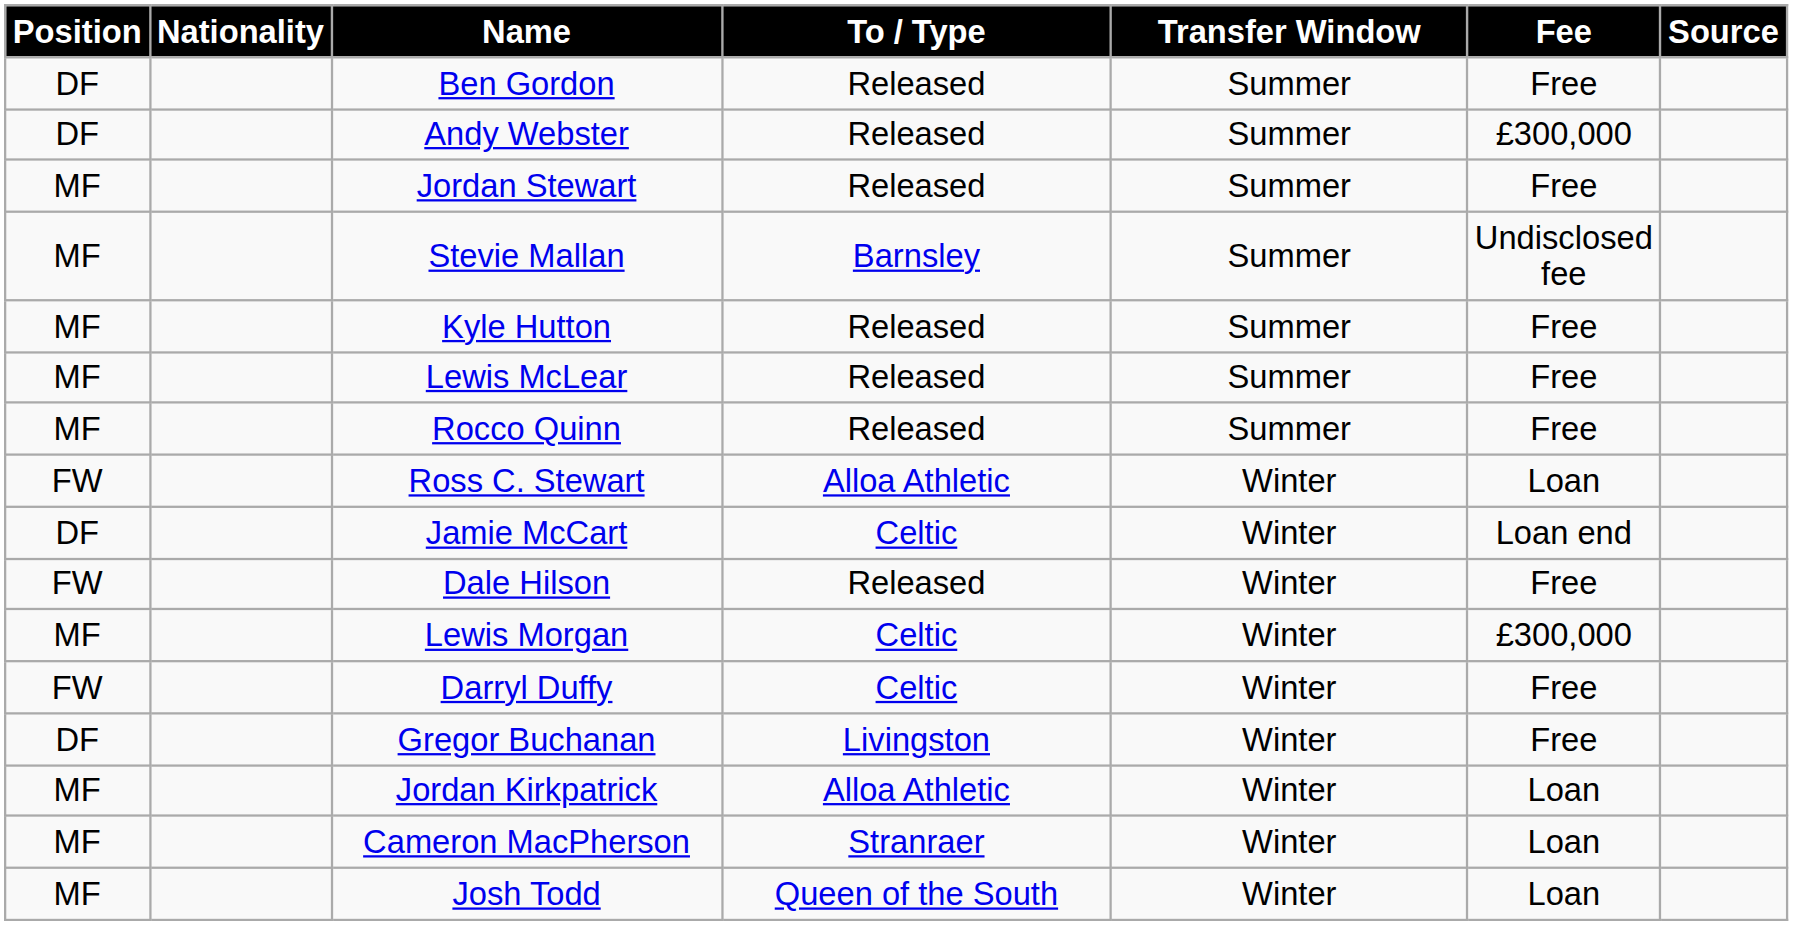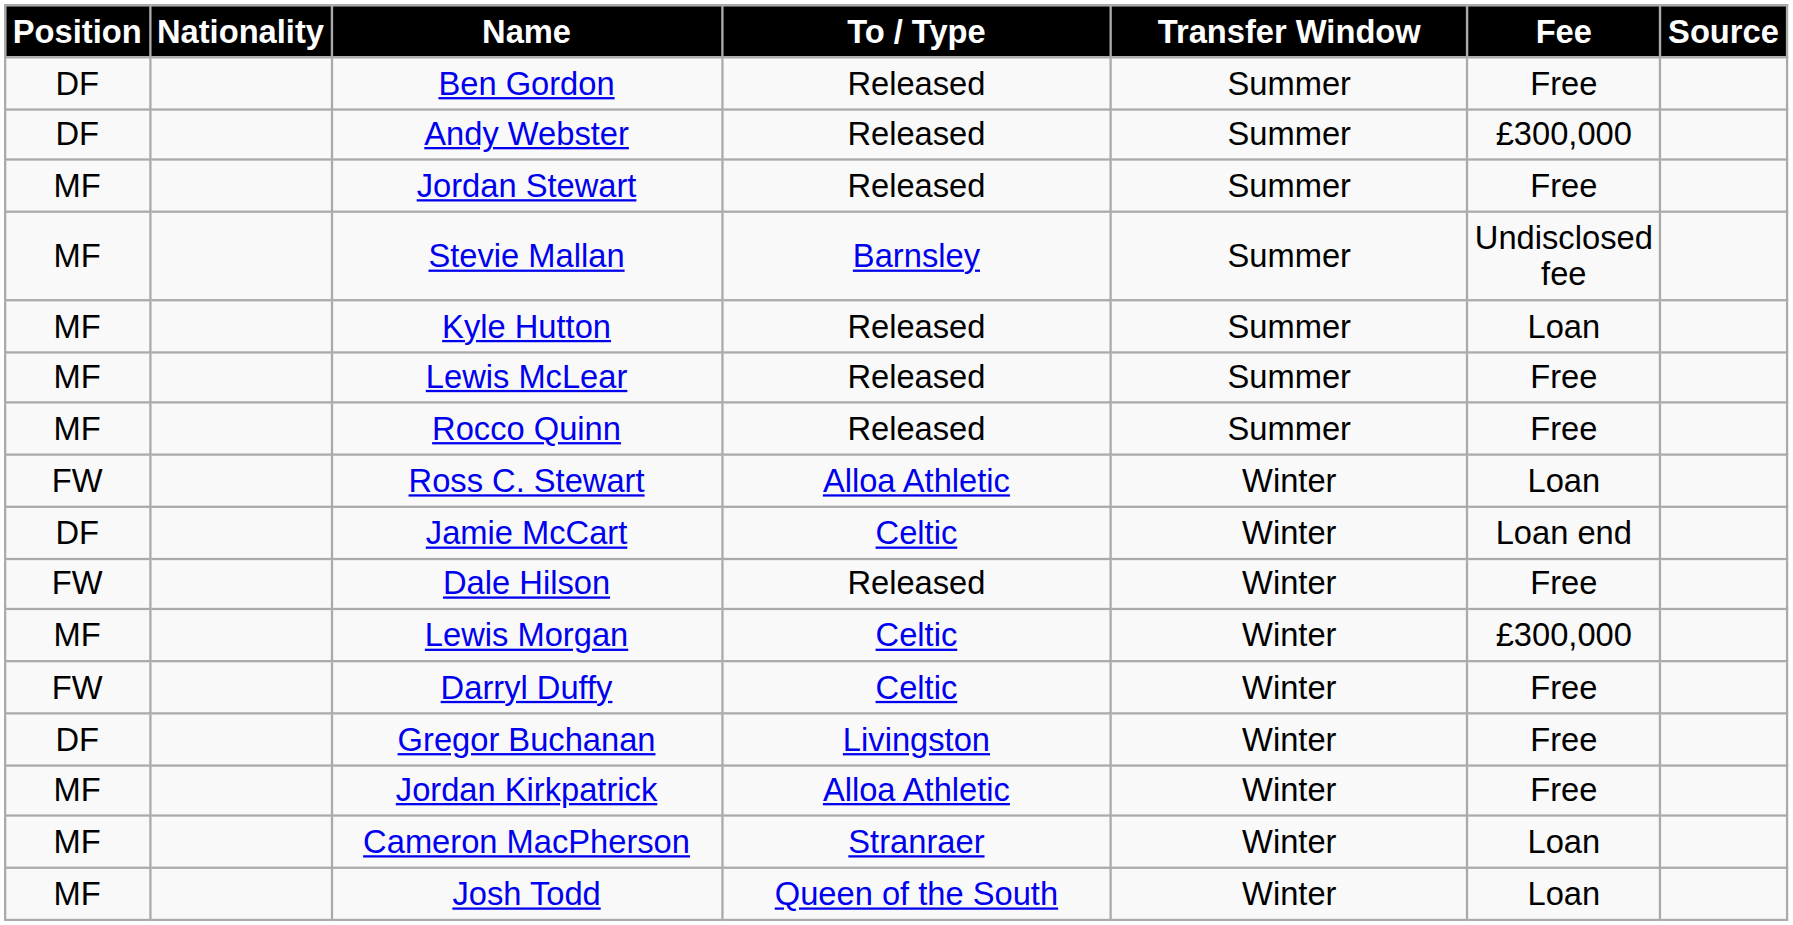(1564, 326) Free -> (1564, 326) Loan
(1564, 791) Loan -> (1564, 791) Free
